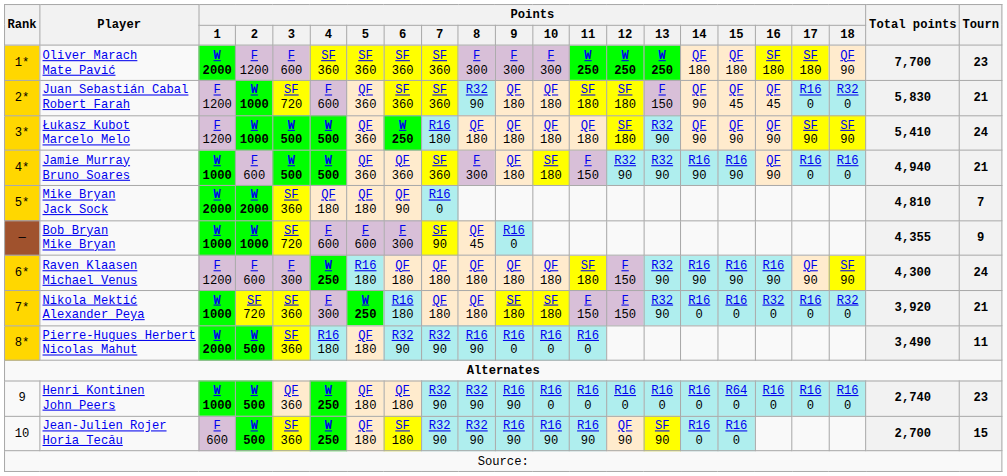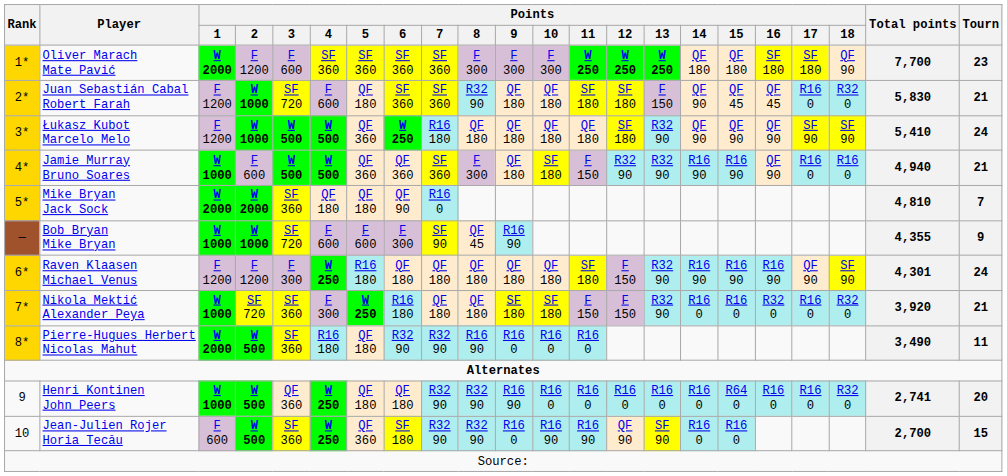(366, 98) QF 360 -> (366, 98) QF 180
(514, 238) R16 0 -> (514, 238) R16 90
(254, 273) F 600 -> (254, 273) F 1200
(913, 273) 4,300 -> (913, 273) 4,301
(848, 398) R16 0 -> (848, 398) R32 0
(913, 398) 2,740 -> (913, 398) 2,741
(981, 398) 23 -> (981, 398) 20
(366, 433) QF 180 -> (366, 433) QF 360
(514, 433) R16 90 -> (514, 433) R16 0
